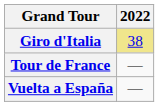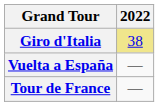rows swapped: (60, 64) <-> (60, 88)
